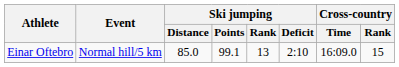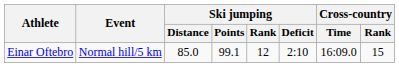(263, 53) 13 -> (263, 53) 12
